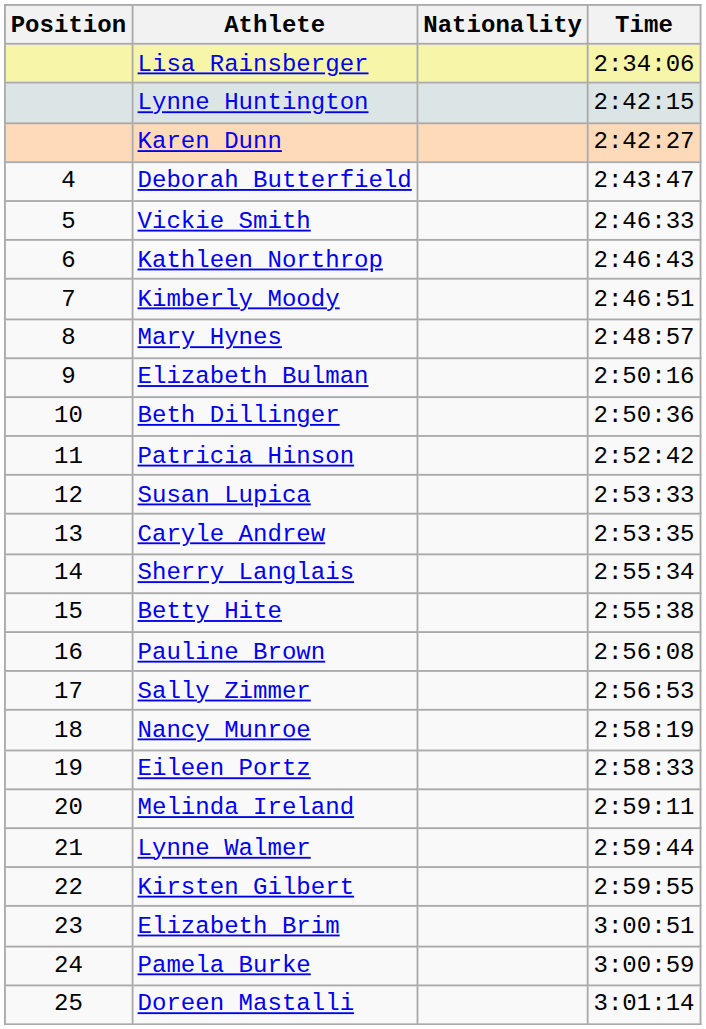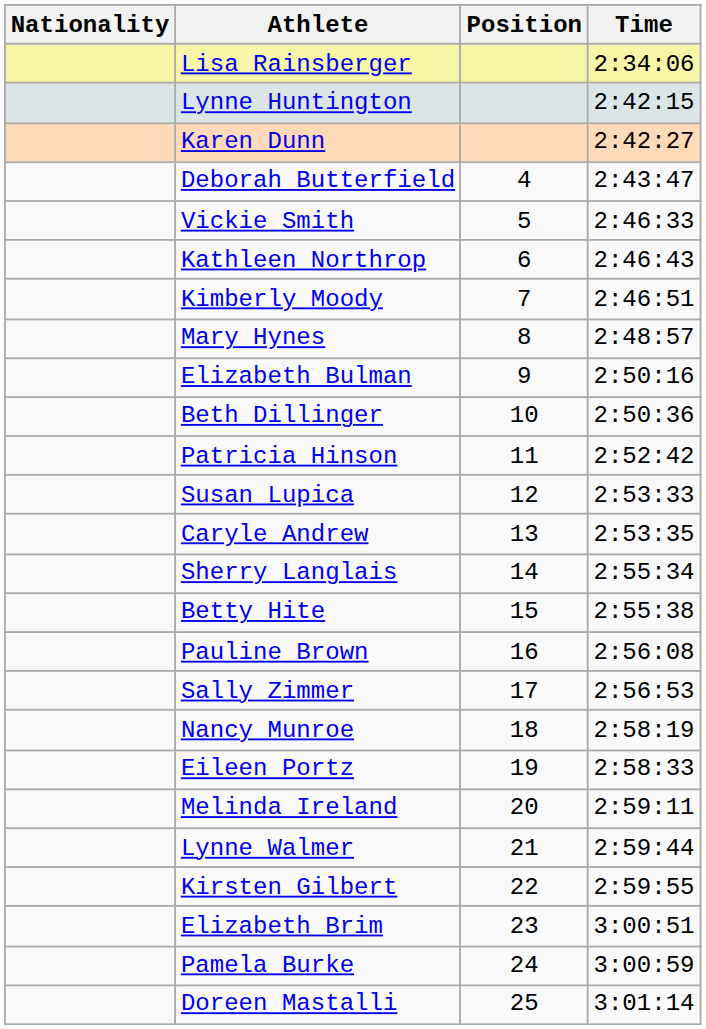columns swapped: (68, 25) <-> (503, 25)
